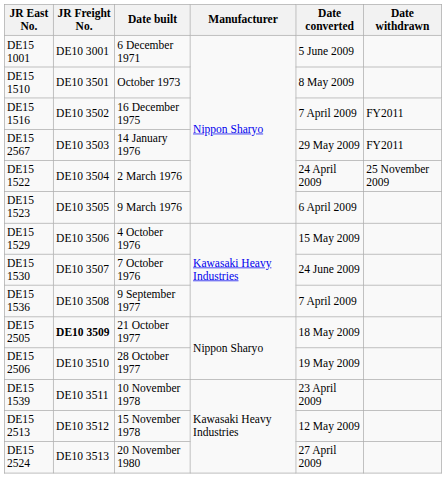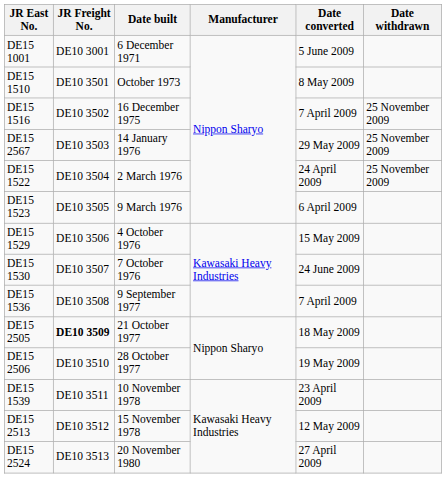(385, 113) FY2011 -> (398, 113) 25 November 2009
(385, 145) FY2011 -> (398, 145) 25 November 2009
